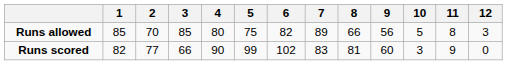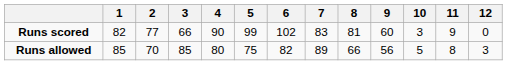rows swapped: (54, 50) <-> (54, 32)
